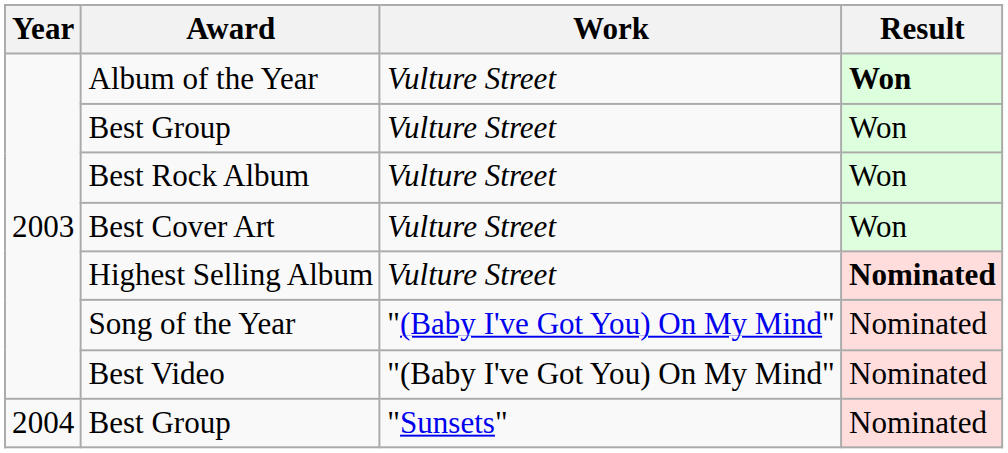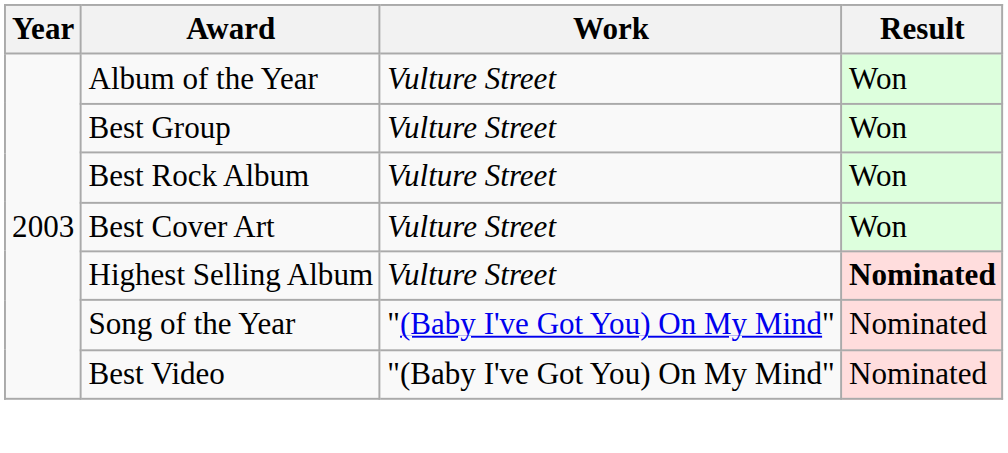(880, 78) bold -> (878, 78) normal
- row: (160, 422)
